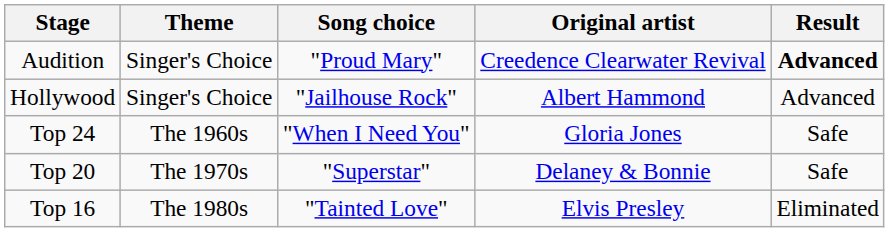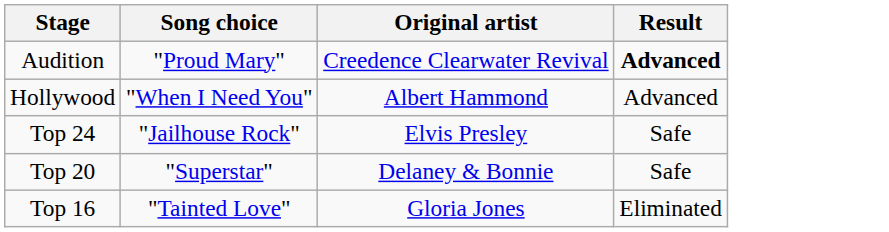- column: (199, 23)
(376, 97) "Jailhouse Rock" -> (219, 97) "When I Need You"
(376, 134) "When I Need You" -> (219, 134) "Jailhouse Rock"
(623, 134) Gloria Jones -> (466, 134) Elvis Presley
(623, 208) Elvis Presley -> (466, 208) Gloria Jones
